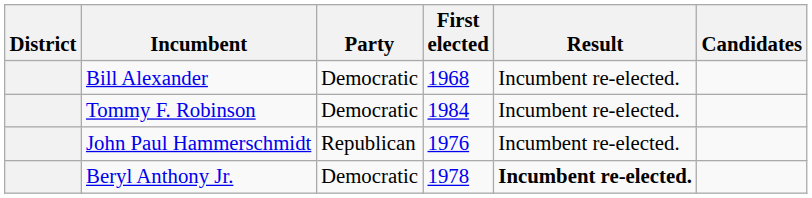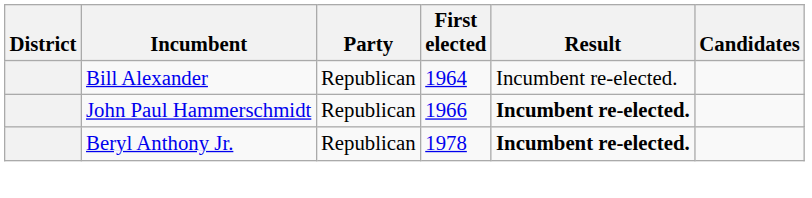(369, 77) Democratic -> (368, 77) Republican
(448, 77) 1968 -> (446, 77) 1964
- row: (171, 110)
(448, 143) 1976 -> (446, 110) 1966
(589, 143) normal -> (593, 110) bold
(369, 176) Democratic -> (368, 143) Republican
